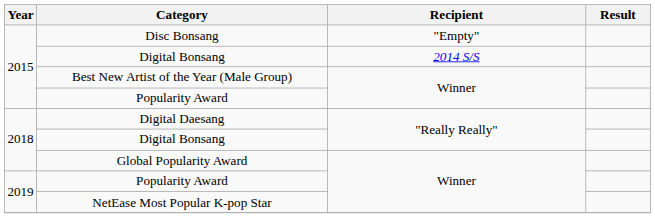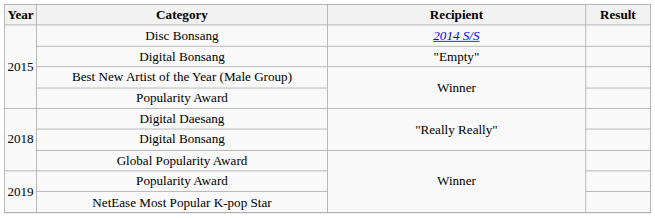(456, 35) "Empty" -> (456, 35) 2014 S/S
(456, 56) 2014 S/S -> (456, 56) "Empty"
